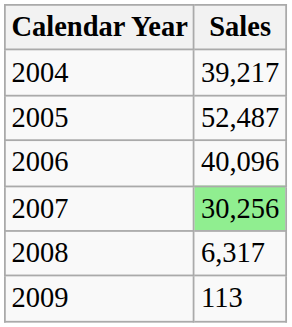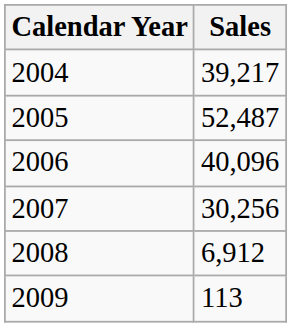(240, 207) lightgreen background -> (240, 207) no background
(233, 252) 6,317 -> (233, 252) 6,912
